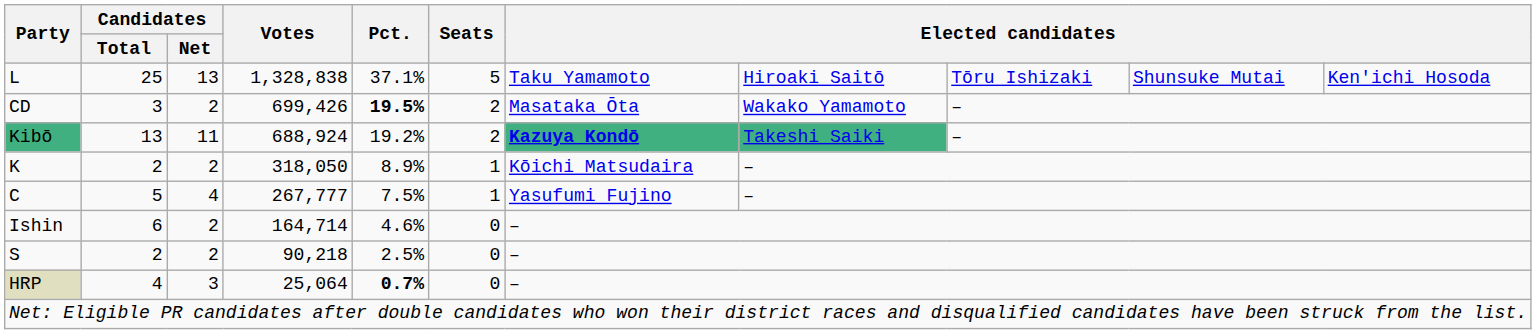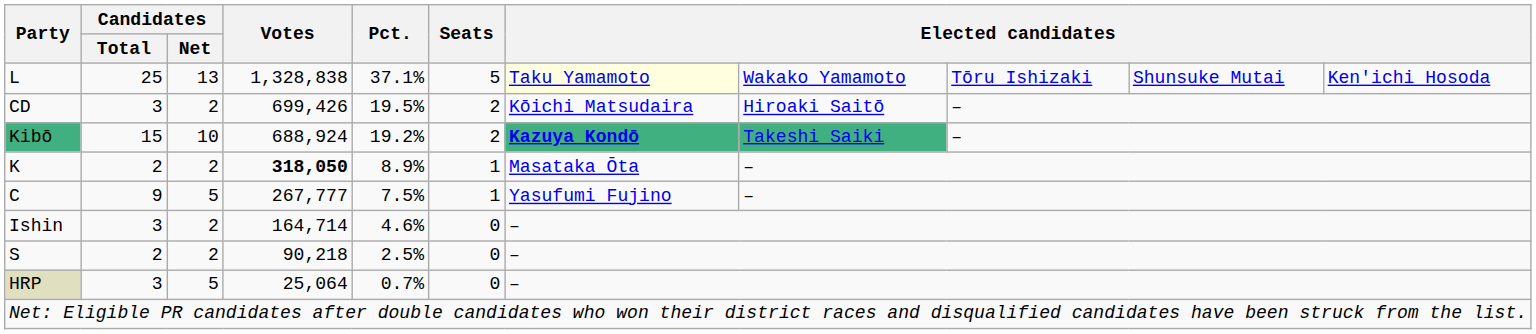(579, 78) no background -> (579, 78) lightyellow background
(814, 78) Hiroaki Saitō -> (825, 78) Wakako Yamamoto
(397, 108) bold -> (397, 108) normal
(574, 108) Masataka Ōta -> (601, 108) Kōichi Matsudaira
(825, 108) Wakako Yamamoto -> (814, 108) Hiroaki Saitō
(152, 137) 13 -> (152, 137) 15
(208, 137) 11 -> (208, 137) 10
(310, 167) normal -> (310, 167) bold
(601, 167) Kōichi Matsudaira -> (574, 167) Masataka Ōta
(157, 196) 5 -> (157, 196) 9
(213, 196) 4 -> (213, 196) 5
(157, 226) 6 -> (157, 226) 3
(157, 284) 4 -> (157, 284) 3
(213, 284) 3 -> (213, 284) 5
(402, 284) bold -> (402, 284) normal
